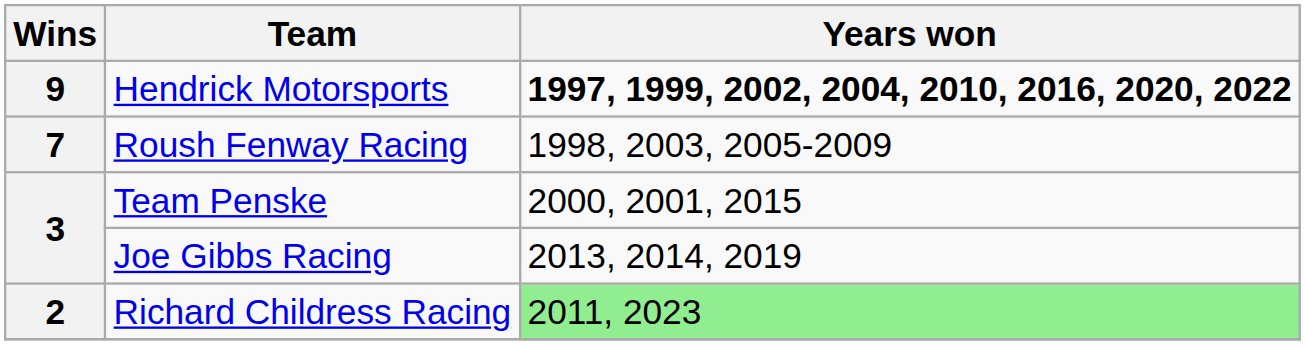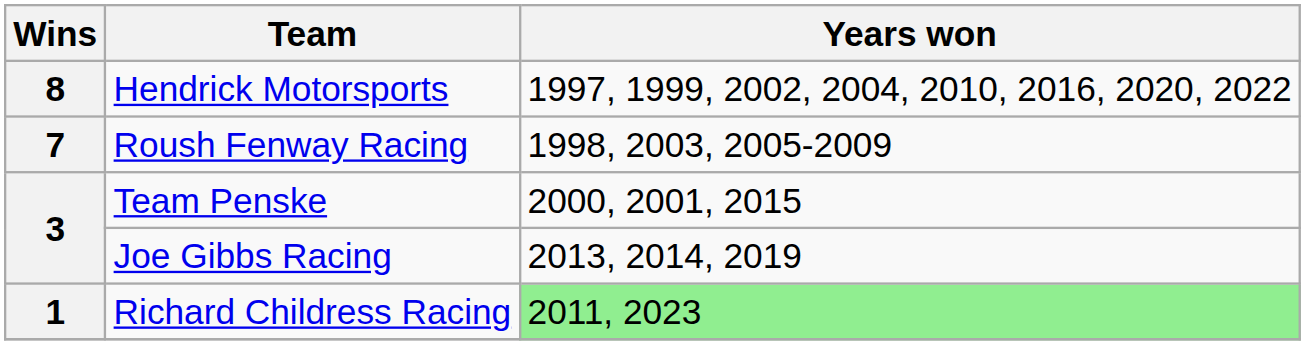(55, 89) 9 -> (55, 89) 8
(910, 89) bold -> (910, 89) normal
(55, 312) 2 -> (55, 312) 1
